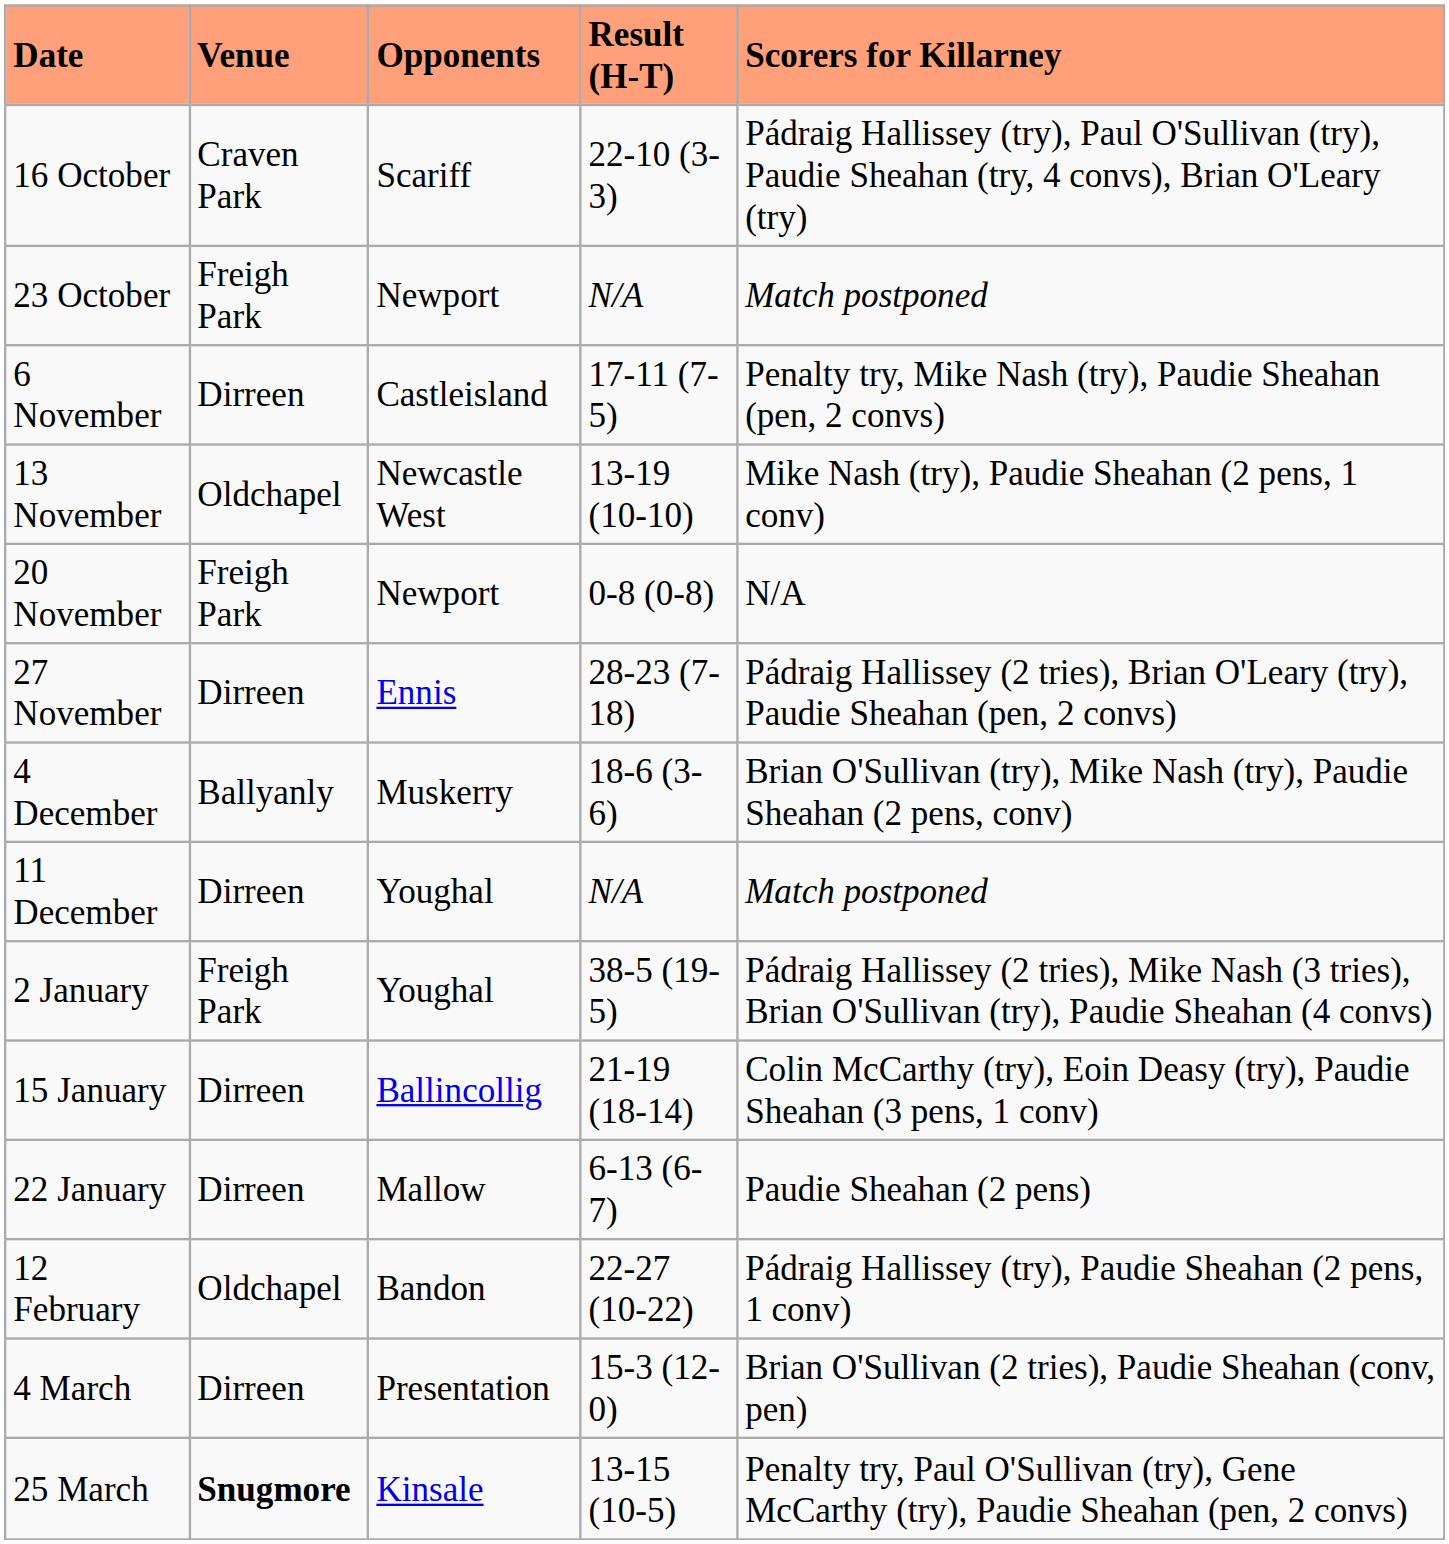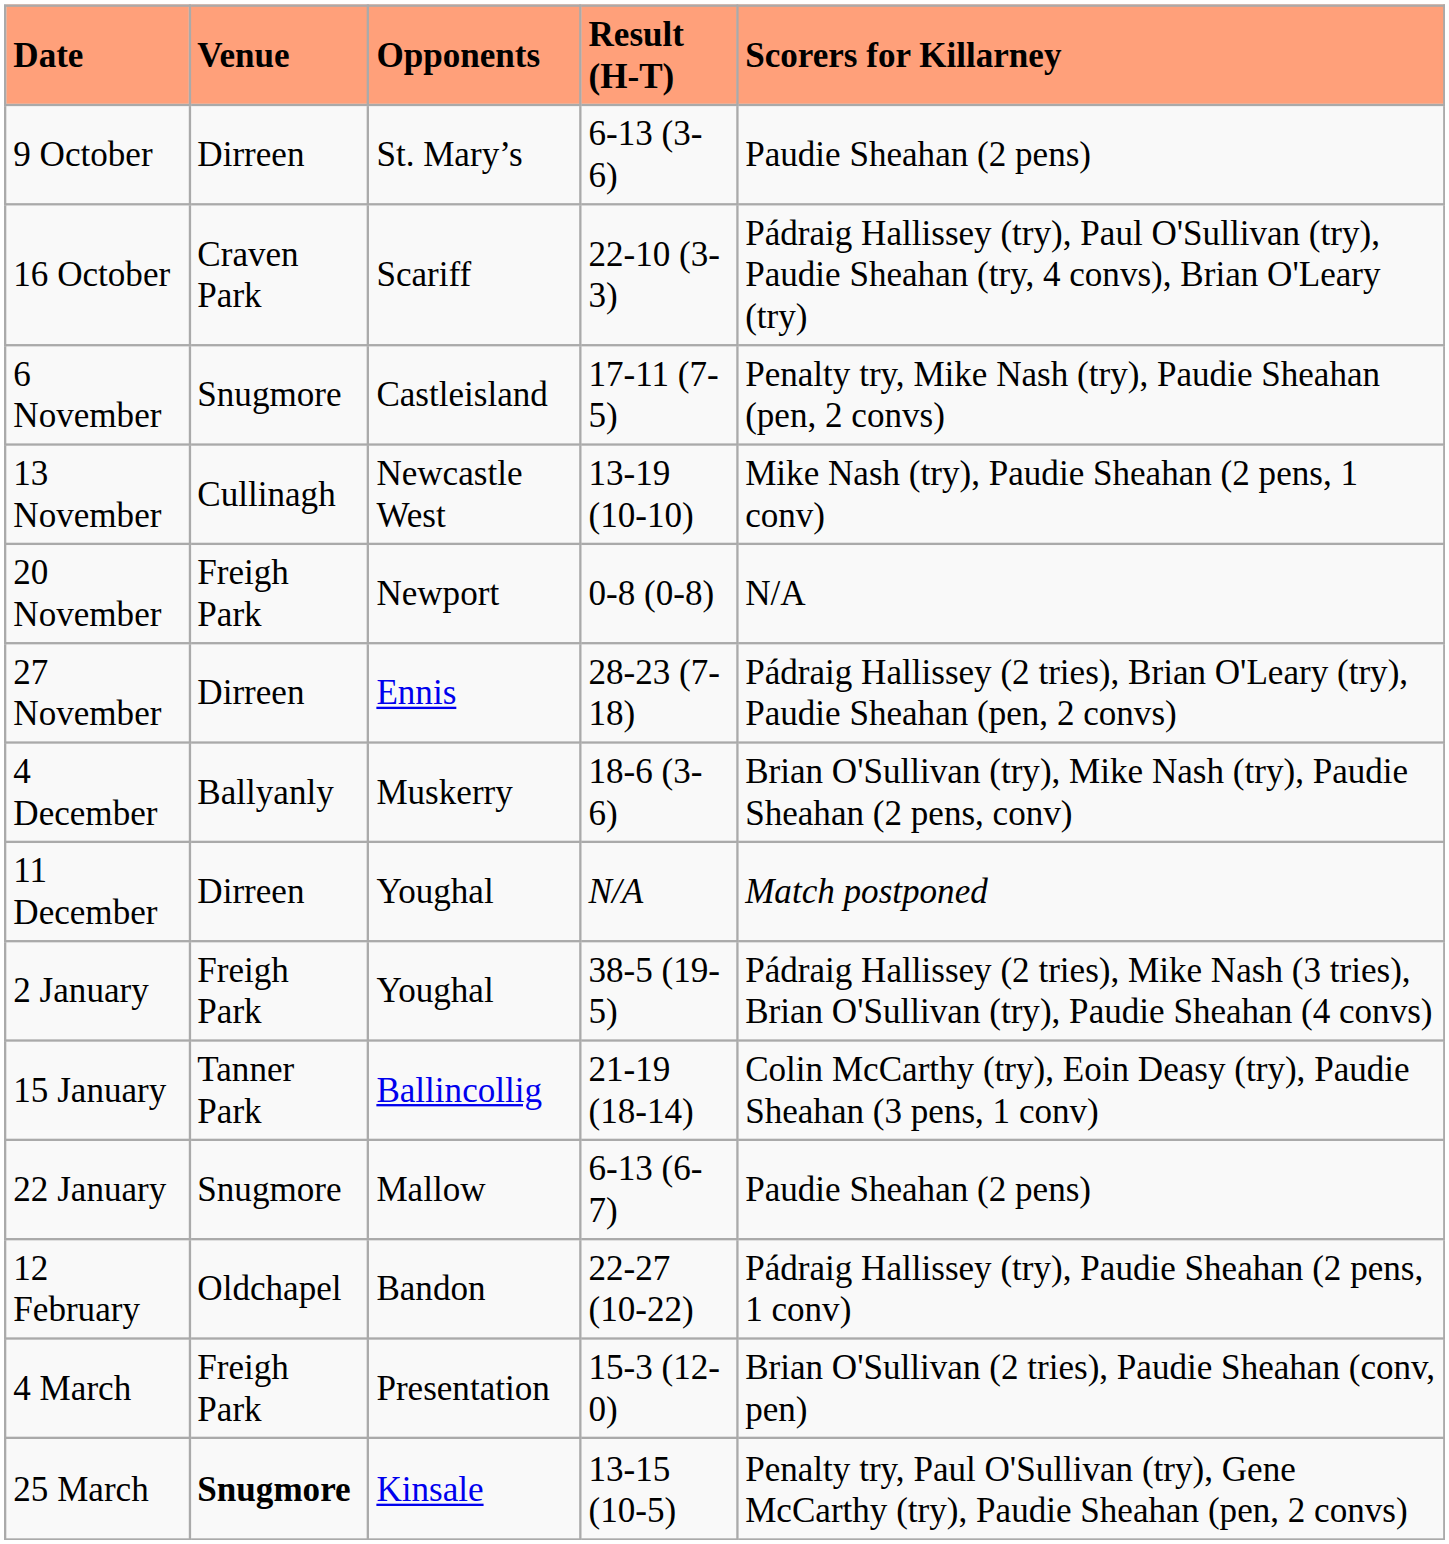+ row: (83, 153)
- row: (92, 294)
(251, 393) Dirreen -> (269, 393) Snugmore
(269, 493) Oldchapel -> (267, 493) Cullinagh
(251, 1090) Dirreen -> (246, 1090) Tanner Park
(251, 1189) Dirreen -> (269, 1189) Snugmore
(251, 1388) Dirreen -> (243, 1388) Freigh Park
